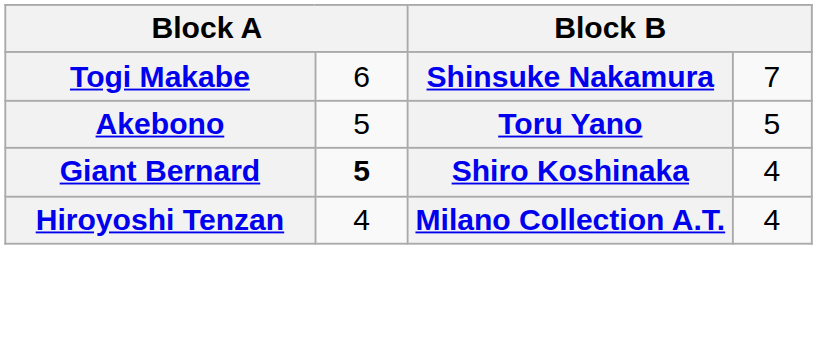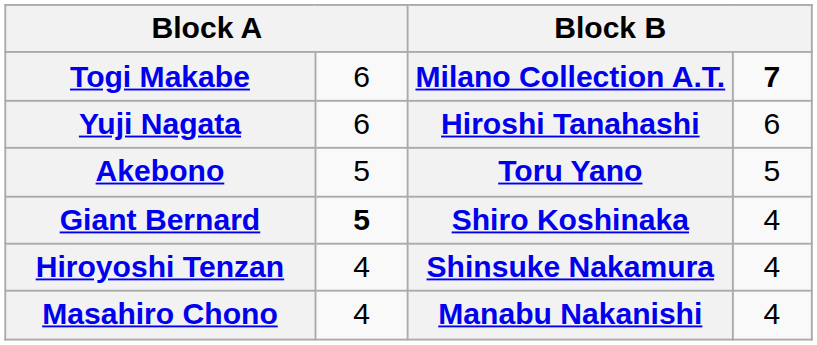(570, 76) Shinsuke Nakamura -> (570, 76) Milano Collection A.T.
(772, 76) normal -> (772, 76) bold
+ row: (160, 123)
(570, 219) Milano Collection A.T. -> (570, 266) Shinsuke Nakamura
+ row: (160, 314)
